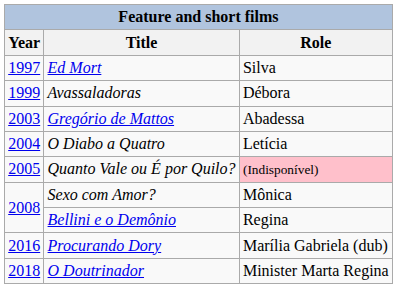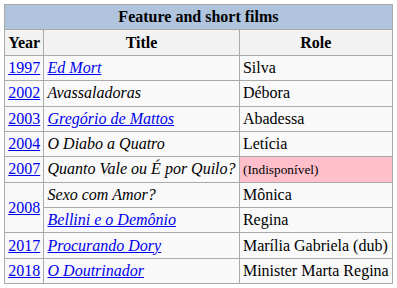(24, 93) 1999 -> (24, 93) 2002
(24, 169) 2005 -> (24, 169) 2007
(24, 245) 2016 -> (24, 245) 2017
